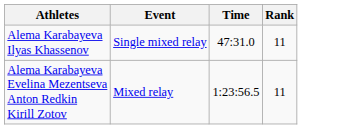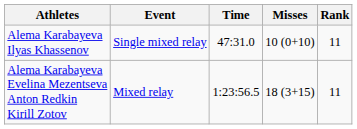+ column: (290, 15)
